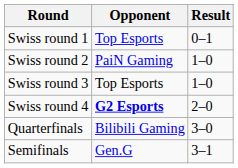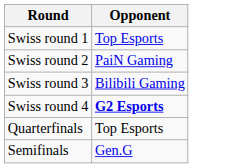- column: (211, 15)
(129, 83) Top Esports -> (140, 83) Bilibili Gaming
(140, 128) Bilibili Gaming -> (129, 128) Top Esports
